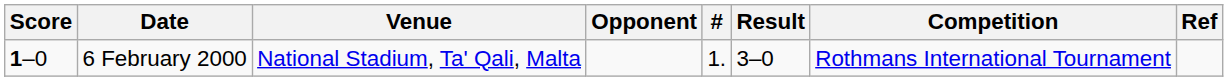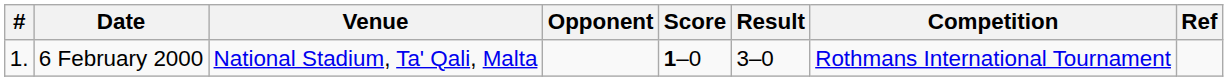columns swapped: (717, 22) <-> (41, 22)
